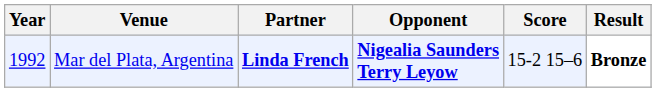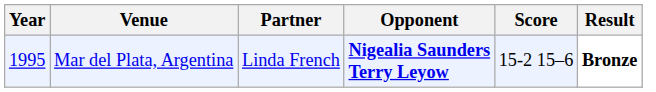(27, 60) 1992 -> (27, 60) 1995
(295, 60) bold -> (291, 60) normal
